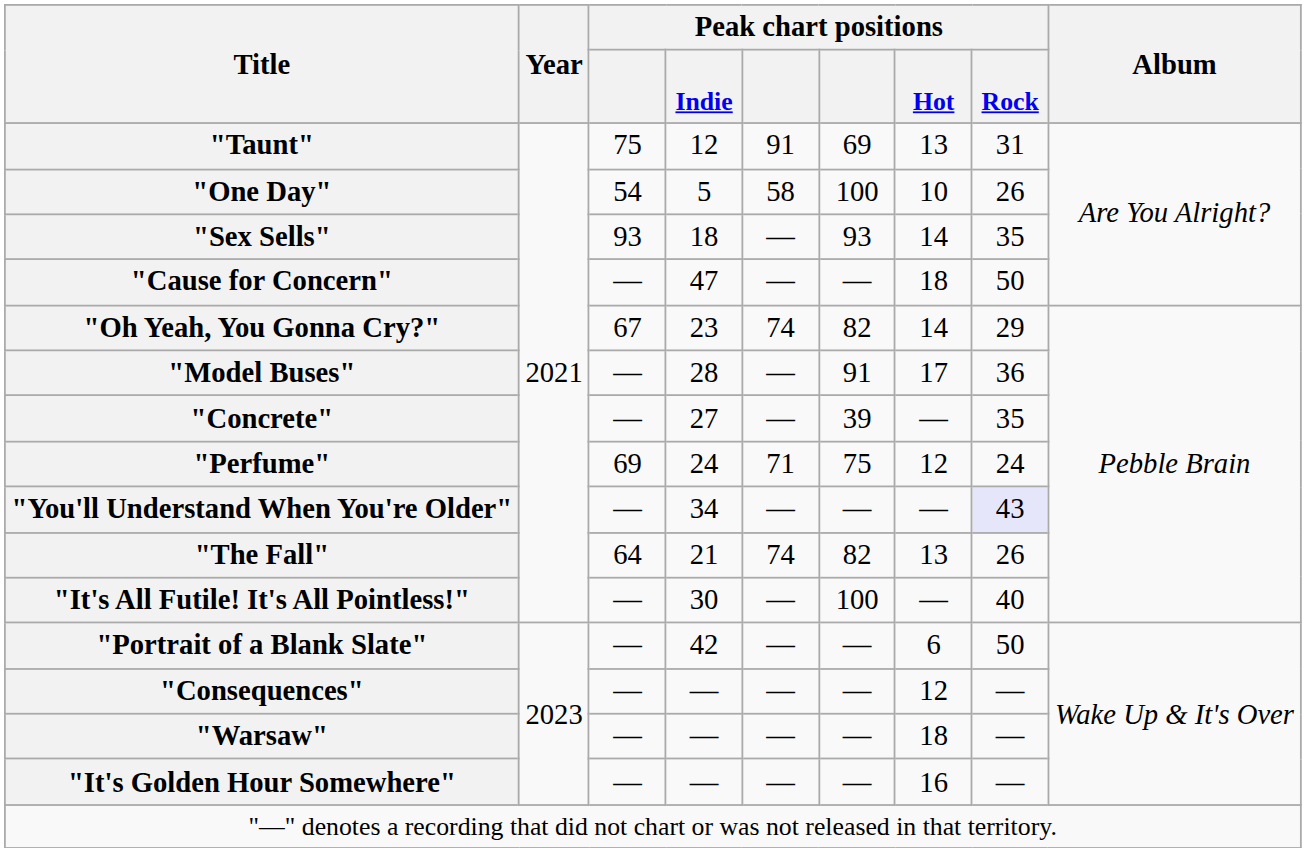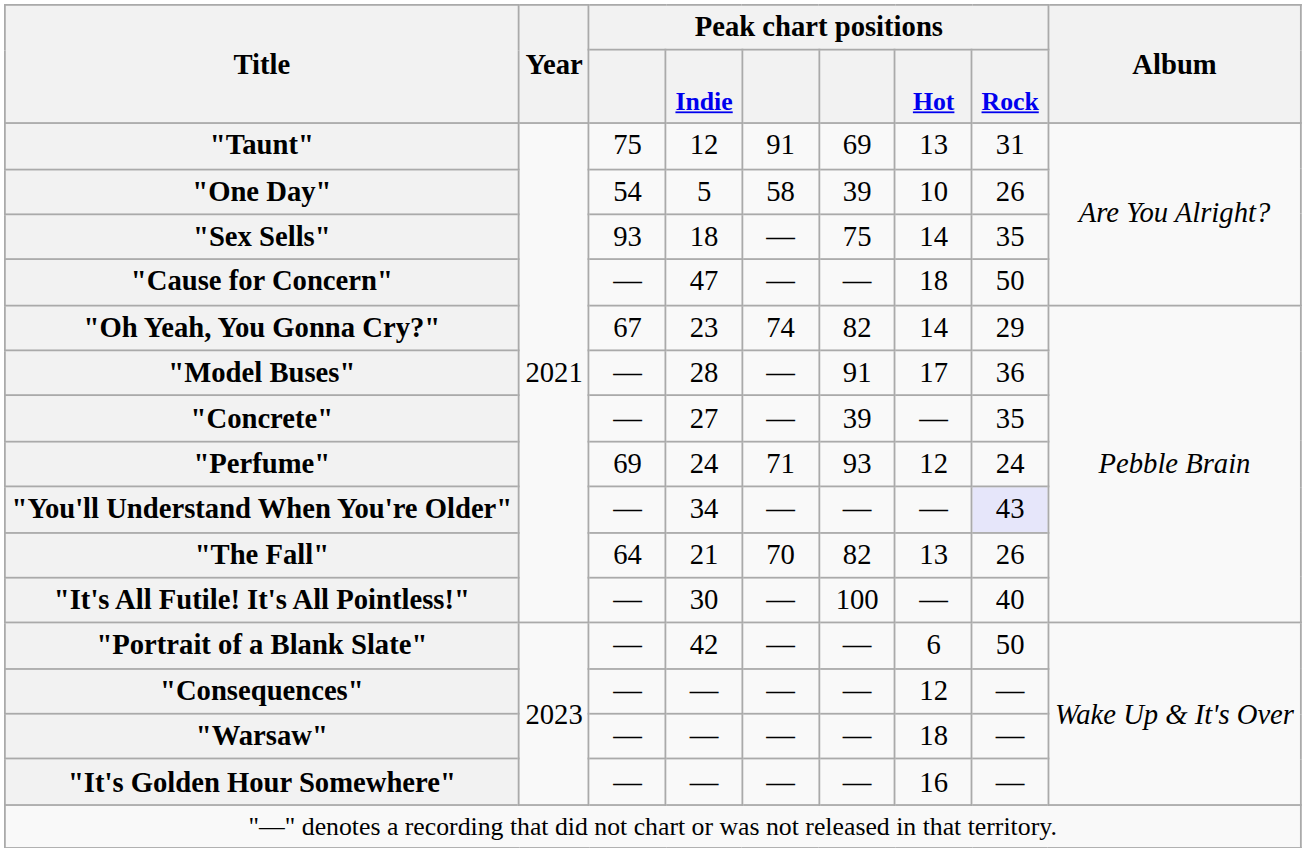(857, 190) 100 -> (857, 190) 39
(857, 236) 93 -> (857, 236) 75
(857, 463) 75 -> (857, 463) 93
(781, 554) 74 -> (781, 554) 70
